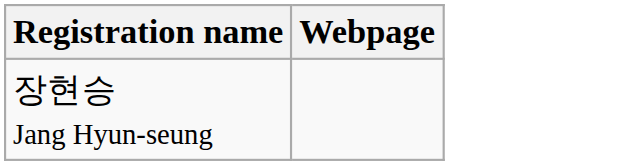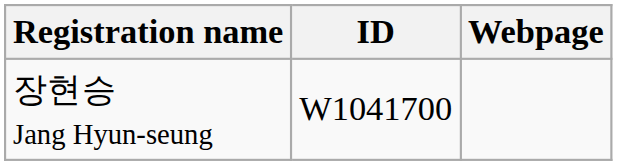+ column: (376, 31)
